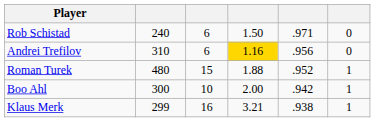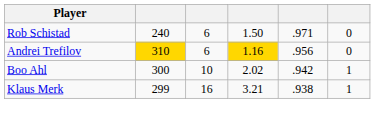(161, 51) no background -> (161, 51) gold background
- row: (40, 70)
(253, 88) 2.00 -> (253, 70) 2.02
